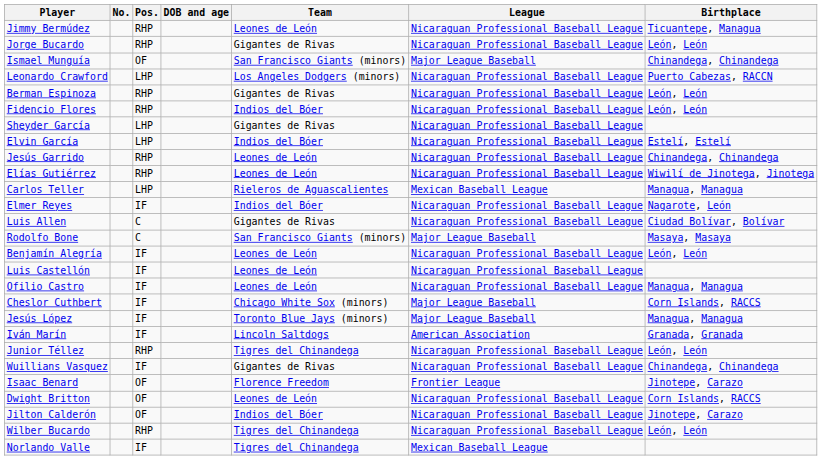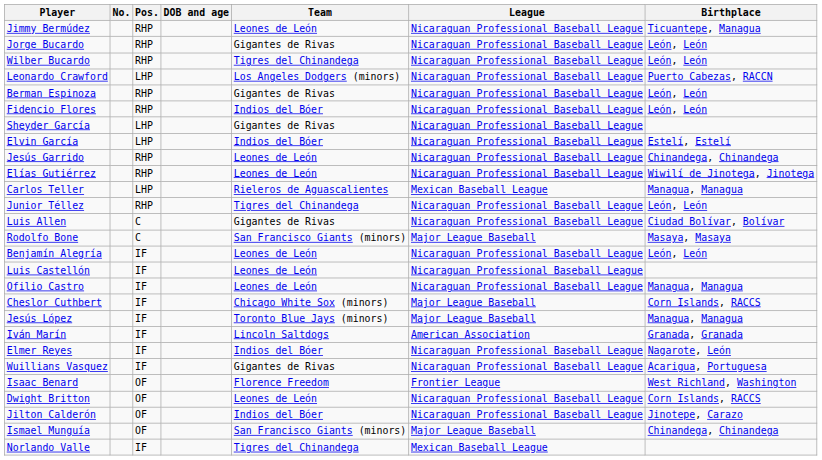rows swapped: (48, 431) <-> (48, 61)
rows swapped: (45, 351) <-> (39, 206)
(713, 367) Chinandega, Chinandega -> (707, 367) Acarigua, Portuguesa
(695, 383) Jinotepe, Carazo -> (722, 383) West Richland, Washington
